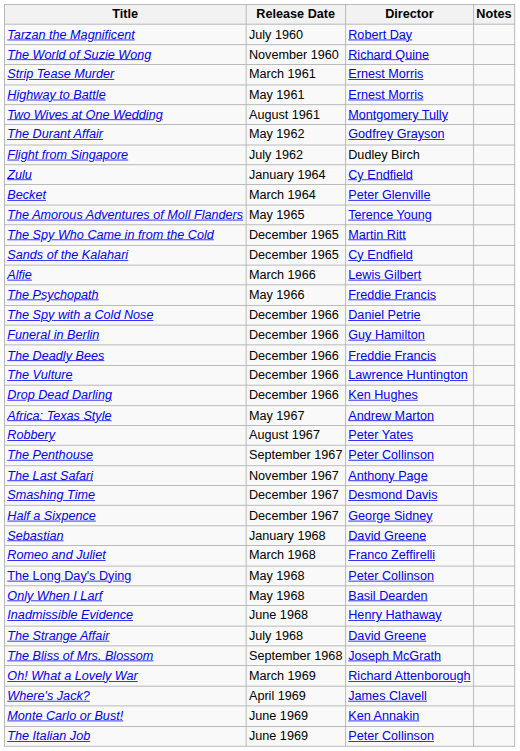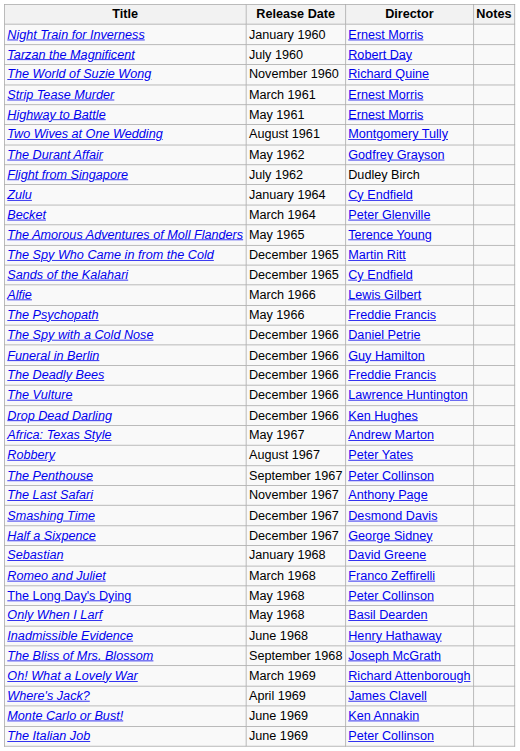+ row: (76, 34)
- row: (58, 635)
